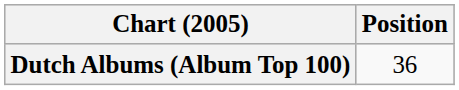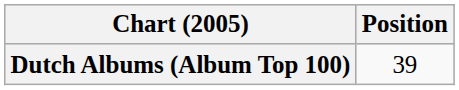(405, 63) 36 -> (405, 63) 39
